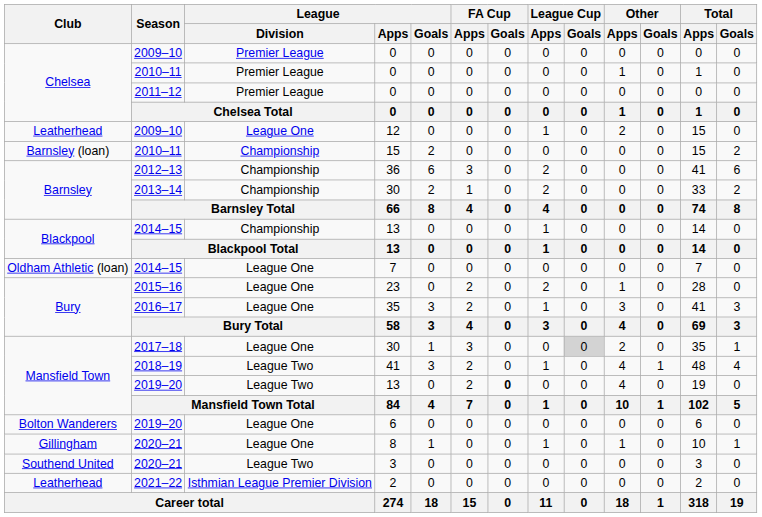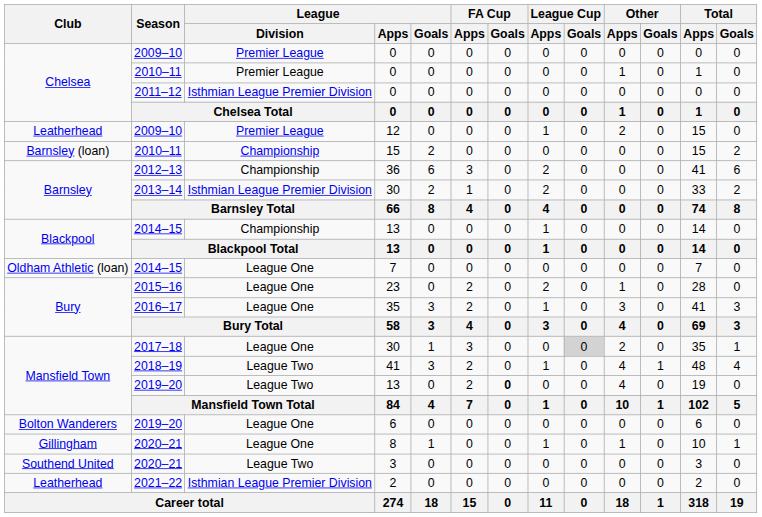(280, 92) Premier League -> (280, 92) Isthmian League Premier Division
(280, 131) League One -> (280, 131) Premier League
(280, 190) Championship -> (280, 190) Isthmian League Premier Division
